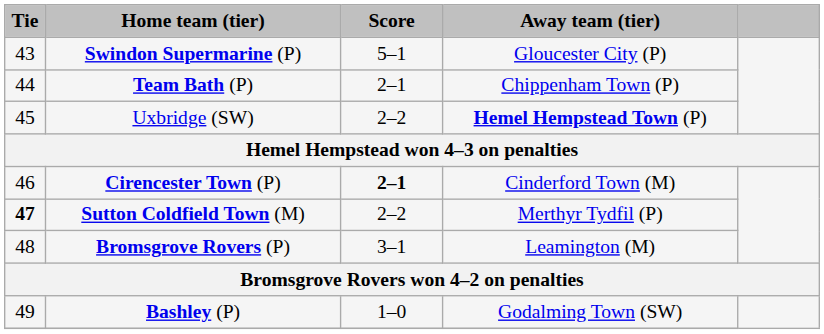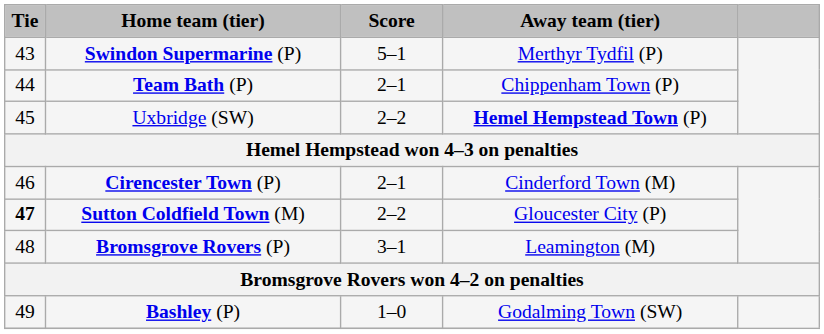(590, 53) Gloucester City (P) -> (590, 53) Merthyr Tydfil (P)
(392, 182) bold -> (392, 182) normal
(590, 214) Merthyr Tydfil (P) -> (590, 214) Gloucester City (P)
